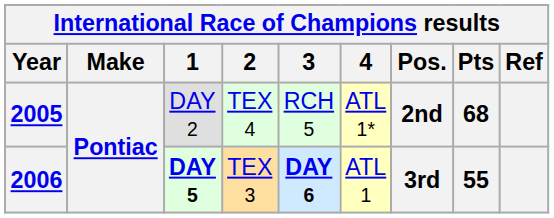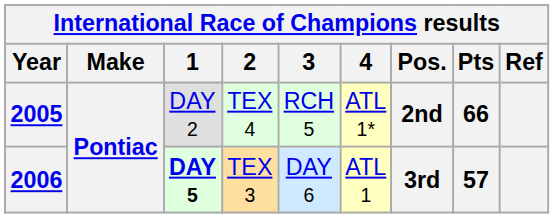(476, 114) 68 -> (476, 114) 66
(309, 180) bold -> (309, 179) normal
(476, 180) 55 -> (476, 180) 57
